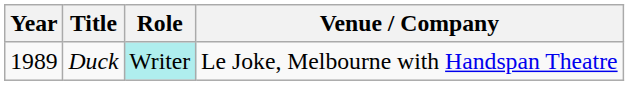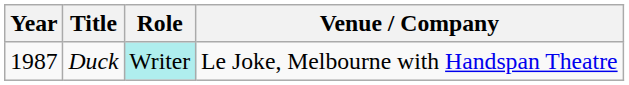(34, 60) 1989 -> (34, 60) 1987
